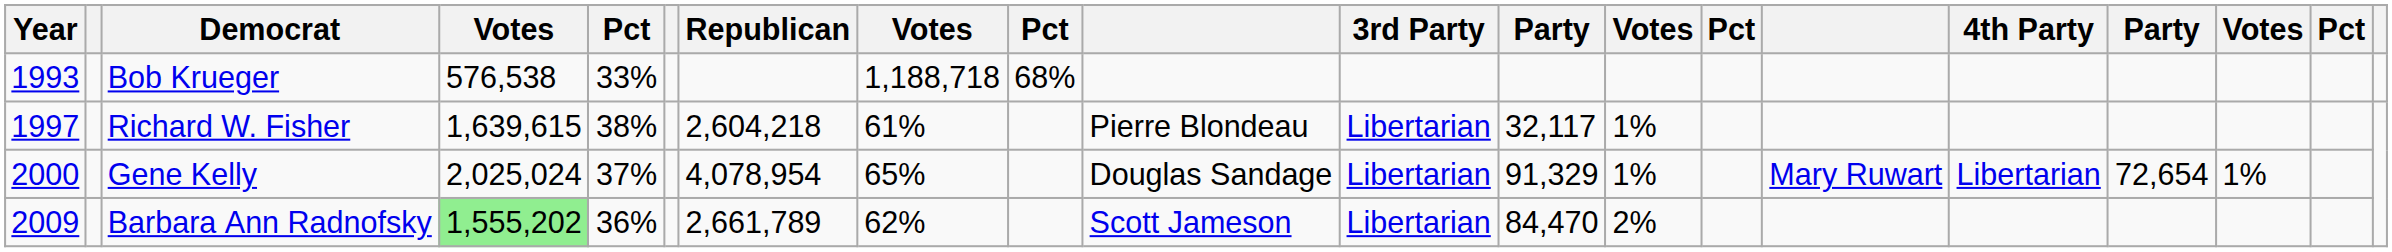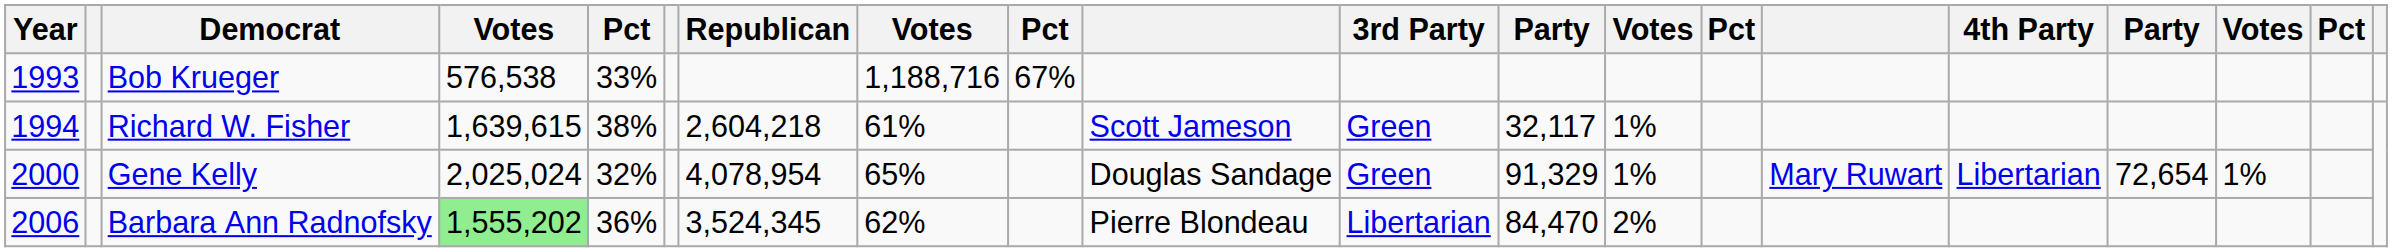(932, 78) 1,188,718 -> (932, 78) 1,188,716
(1045, 78) 68% -> (1045, 78) 67%
(45, 126) 1997 -> (45, 126) 1994
(1199, 126) Pierre Blondeau -> (1191, 126) Scott Jameson
(1419, 126) Libertarian -> (1389, 126) Green
(627, 174) 37% -> (627, 174) 32%
(1419, 174) Libertarian -> (1389, 174) Green
(45, 223) 2009 -> (45, 223) 2006
(753, 223) 2,661,789 -> (753, 223) 3,524,345
(1191, 223) Scott Jameson -> (1199, 223) Pierre Blondeau
